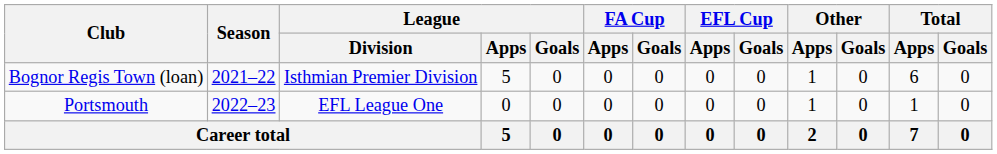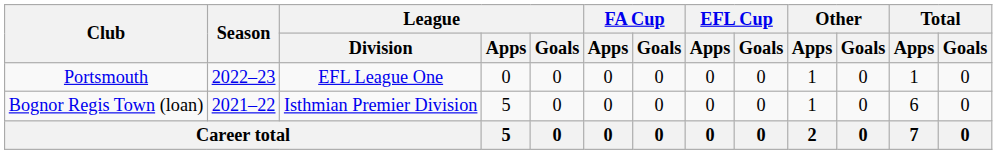rows swapped: (106, 105) <-> (106, 76)
